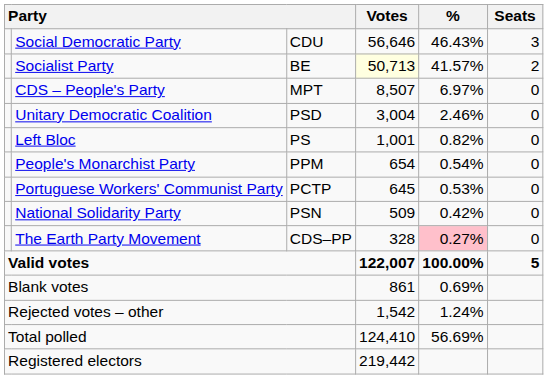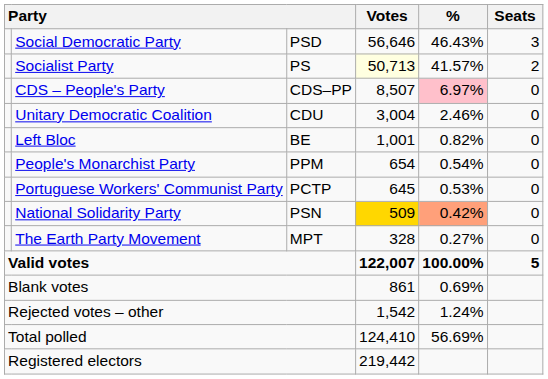(307, 41) CDU -> (306, 41) PSD
(300, 66) BE -> (300, 66) PS
(306, 90) MPT -> (321, 90) CDS–PP
(462, 90) no background -> (462, 90) pink background
(306, 115) PSD -> (307, 115) CDU
(300, 139) PS -> (300, 139) BE
(402, 213) no background -> (402, 213) gold background
(462, 213) no background -> (462, 213) lightsalmon background
(321, 238) CDS–PP -> (306, 238) MPT
(462, 238) pink background -> (462, 238) no background
